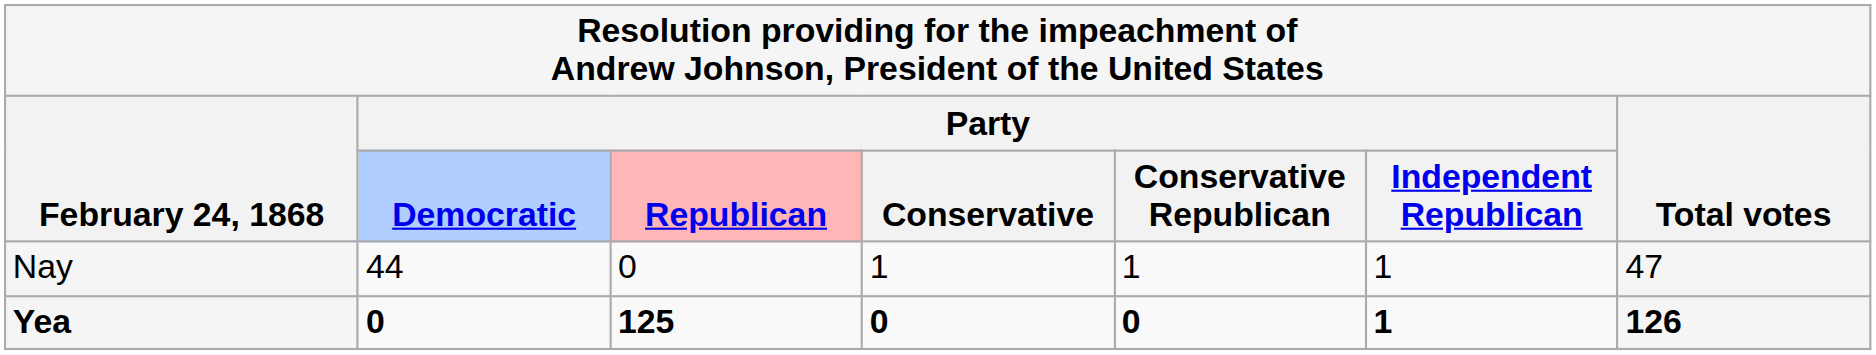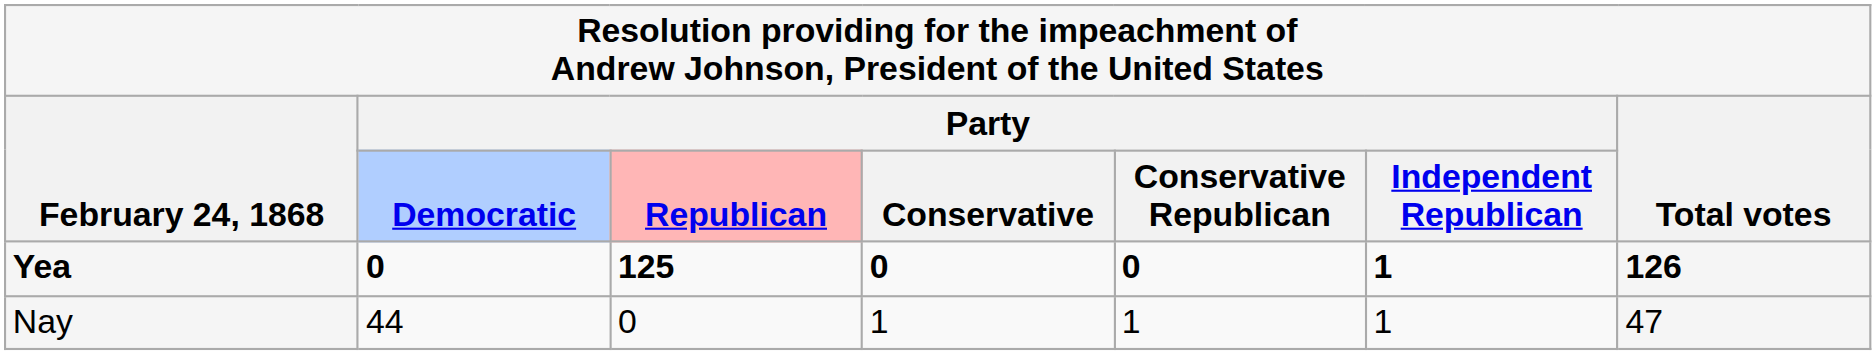rows swapped: (42, 321) <-> (43, 267)
